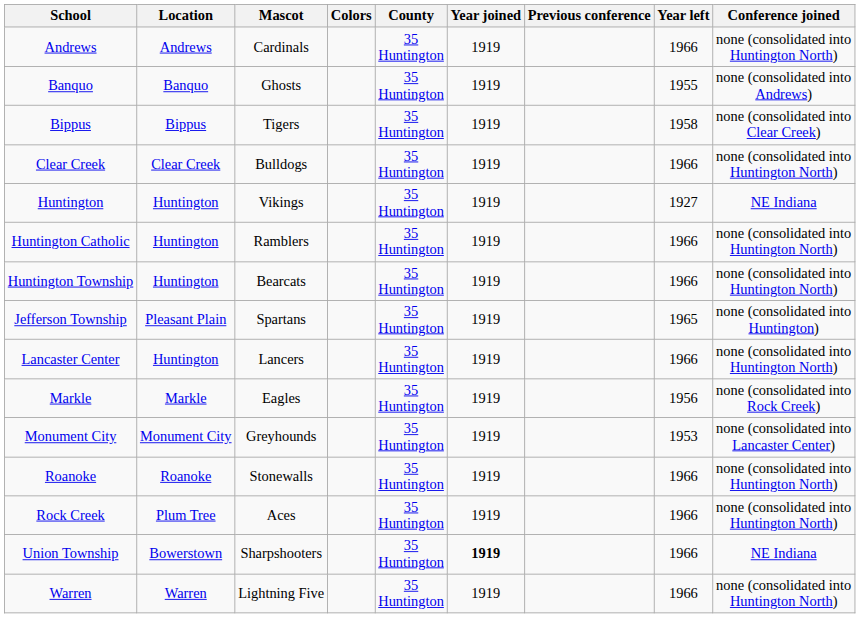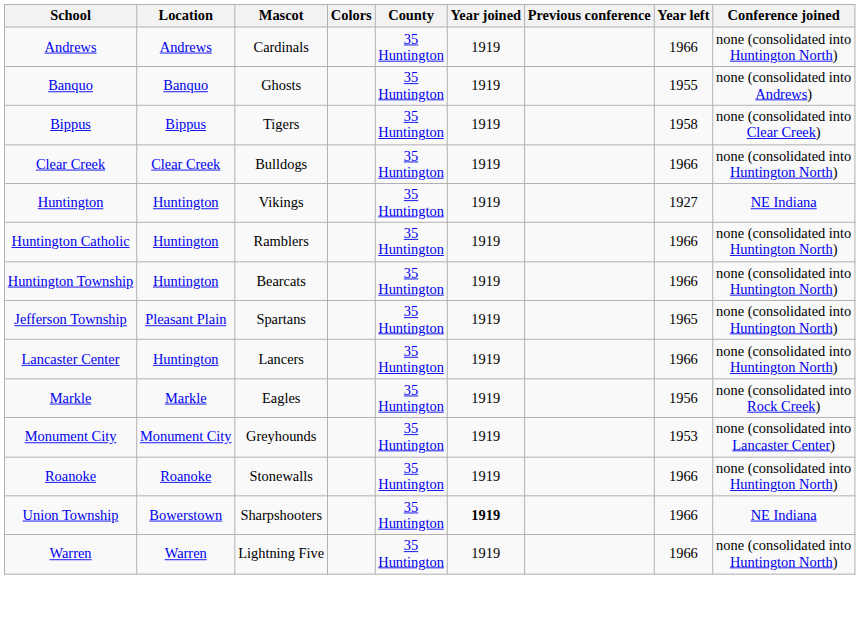(784, 320) none (consolidated into Huntington) -> (784, 320) none (consolidated into Huntington North)
- row: (71, 515)
